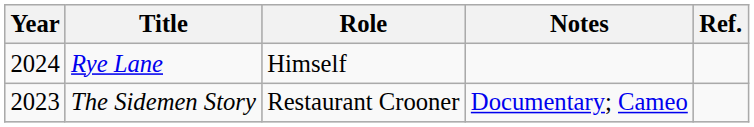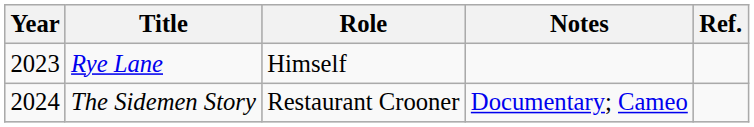(35, 63) 2024 -> (35, 63) 2023
(35, 102) 2023 -> (35, 102) 2024
